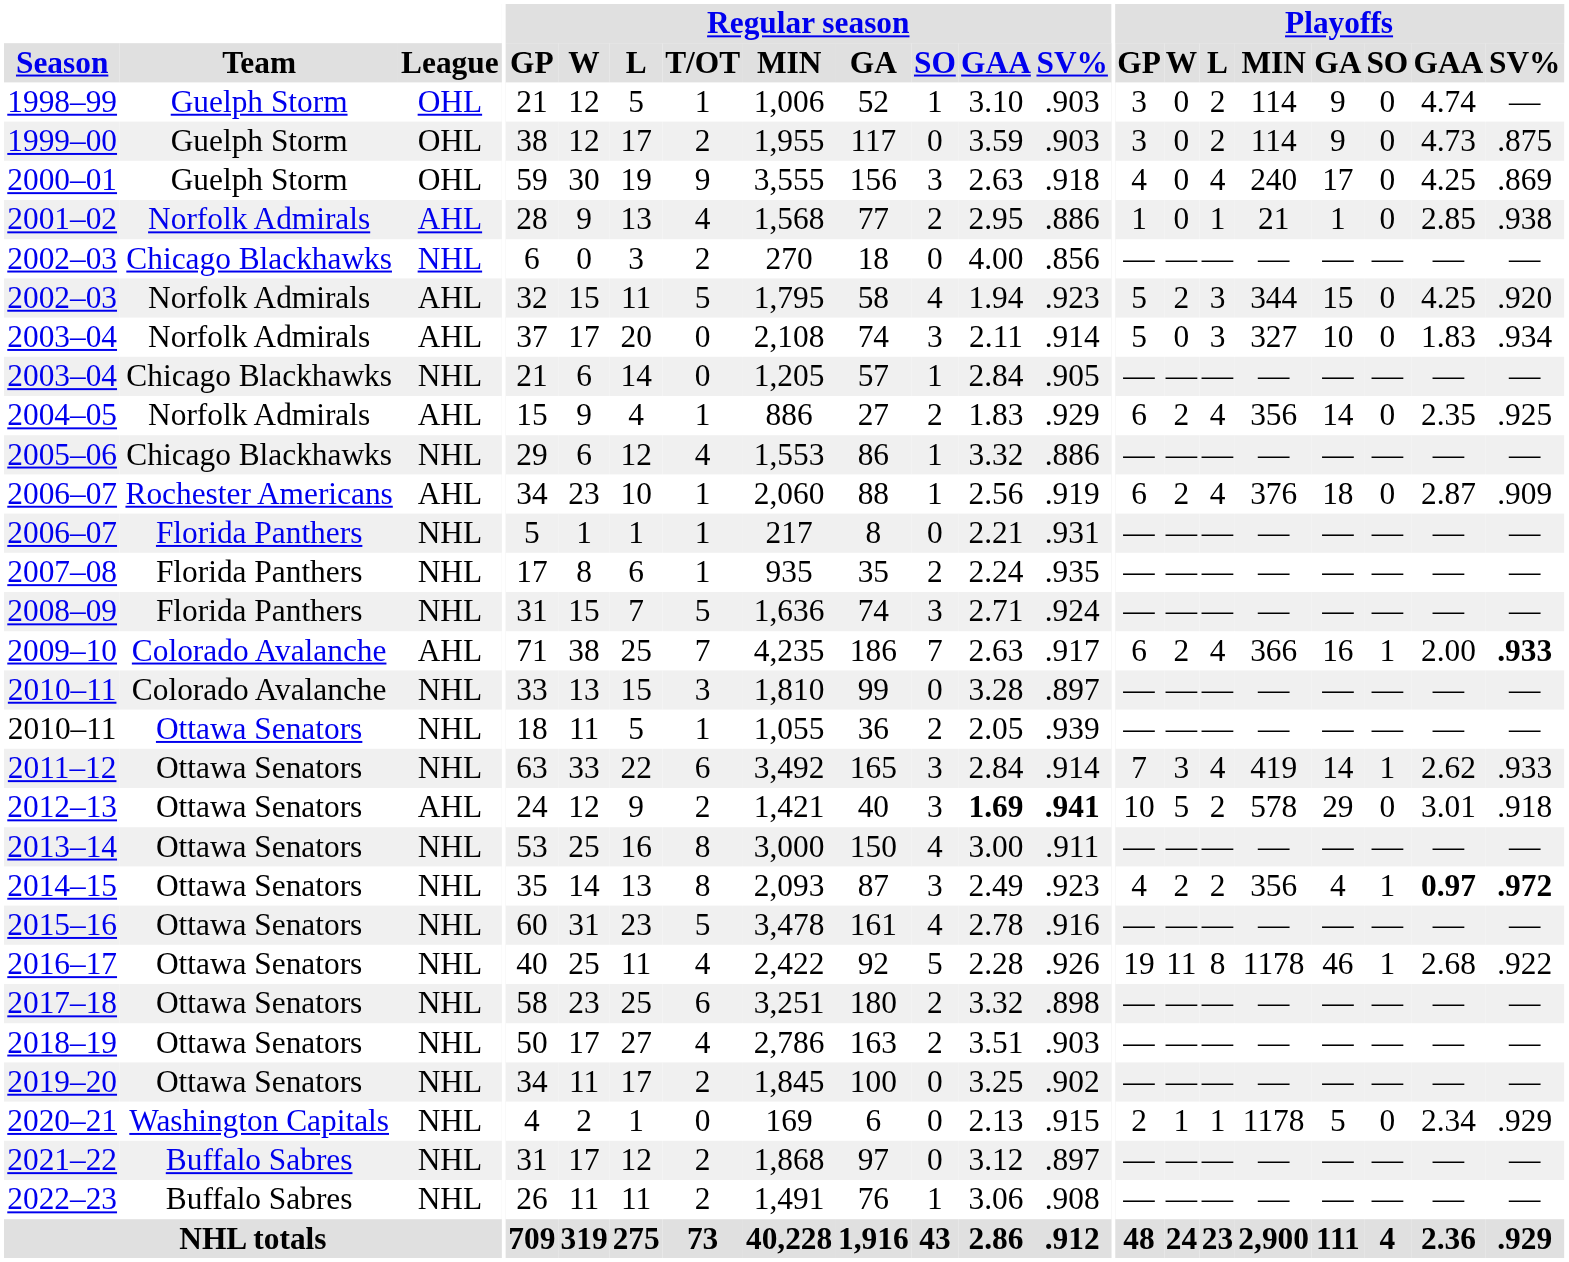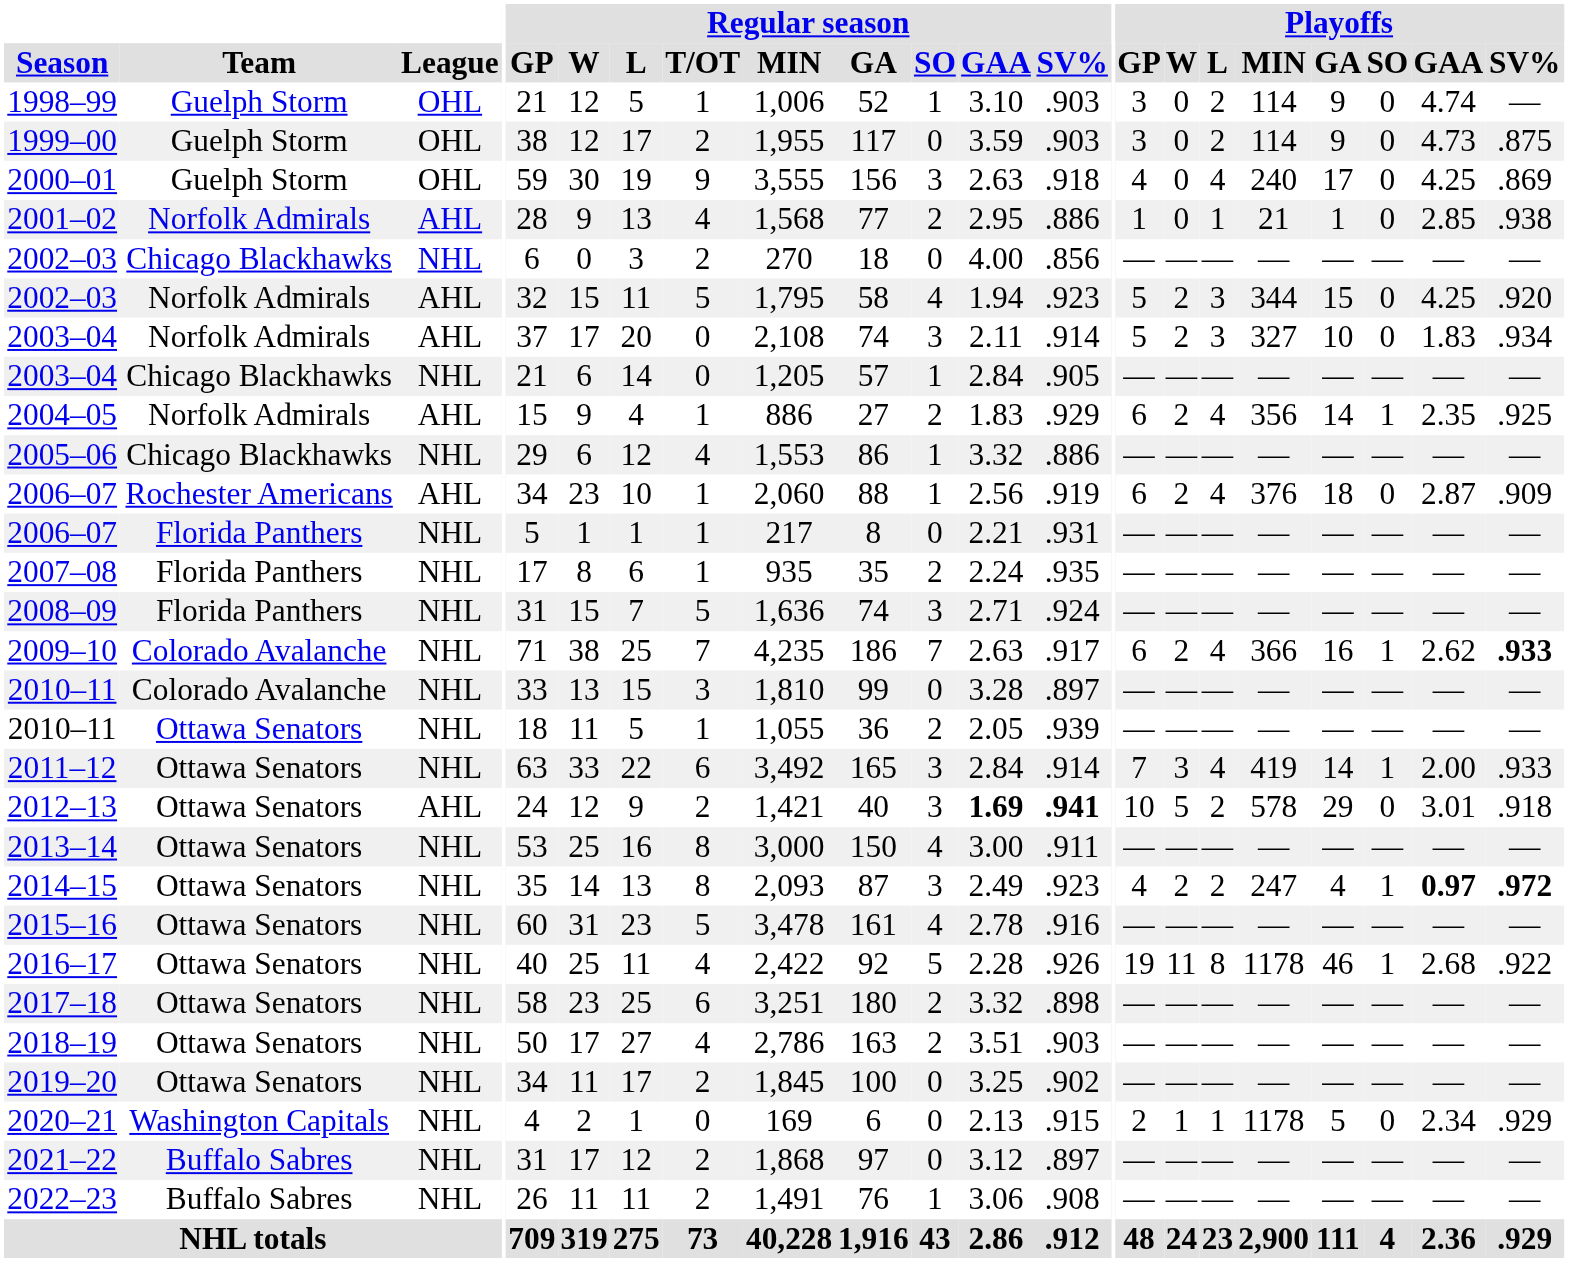(1181, 336) 0 -> (1181, 336) 2
(1387, 415) 0 -> (1387, 415) 1
(450, 650) AHL -> (450, 650) NHL
(1448, 650) 2.00 -> (1448, 650) 2.62
(1448, 767) 2.62 -> (1448, 767) 2.00
(1274, 885) 356 -> (1274, 885) 247
